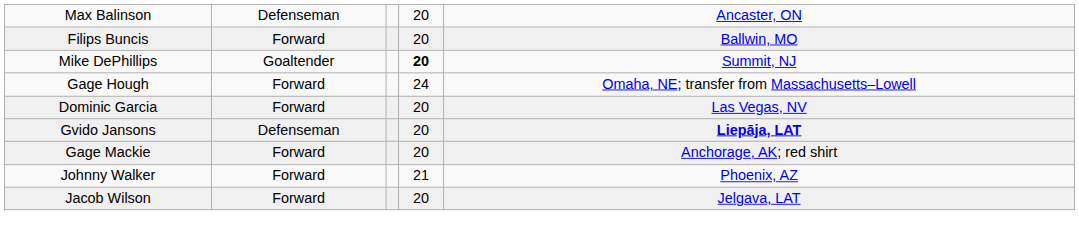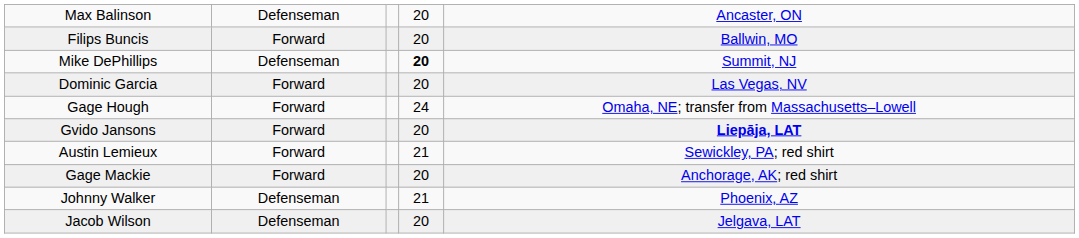(299, 61) Goaltender -> (299, 61) Defenseman
rows swapped: (108, 107) <-> (108, 84)
(299, 130) Defenseman -> (299, 130) Forward
+ row: (108, 152)
(299, 175) Forward -> (299, 198) Defenseman
(299, 198) Forward -> (299, 221) Defenseman
